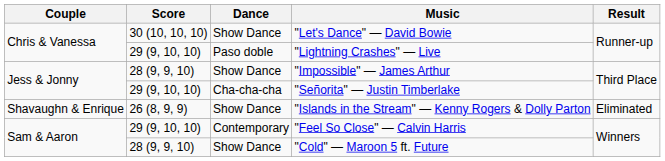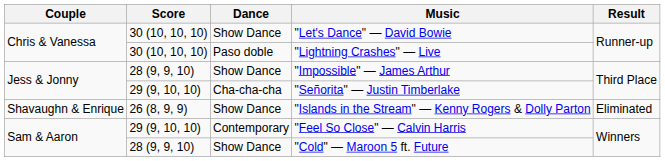(165, 52) 29 (9, 10, 10) -> (168, 52) 30 (10, 10, 10)
